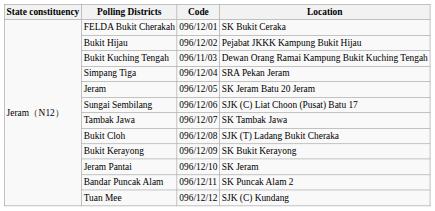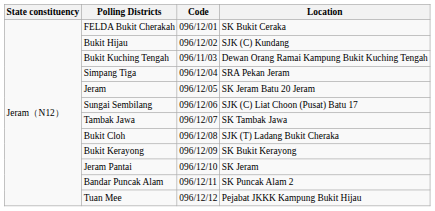(292, 42) Pejabat JKKK Kampung Bukit Hijau -> (255, 42) SJK (C) Kundang
(255, 197) SJK (C) Kundang -> (292, 197) Pejabat JKKK Kampung Bukit Hijau
